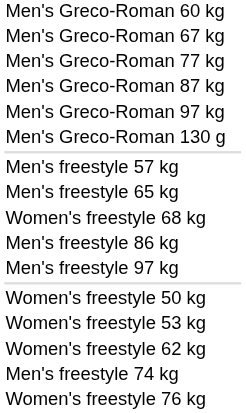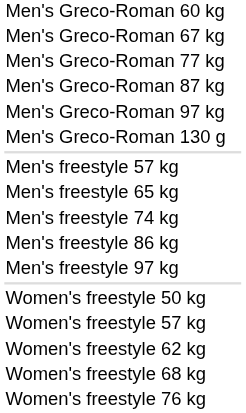rows swapped: (92, 374) <-> (106, 217)
- row: (106, 323)
+ row: (106, 323)
